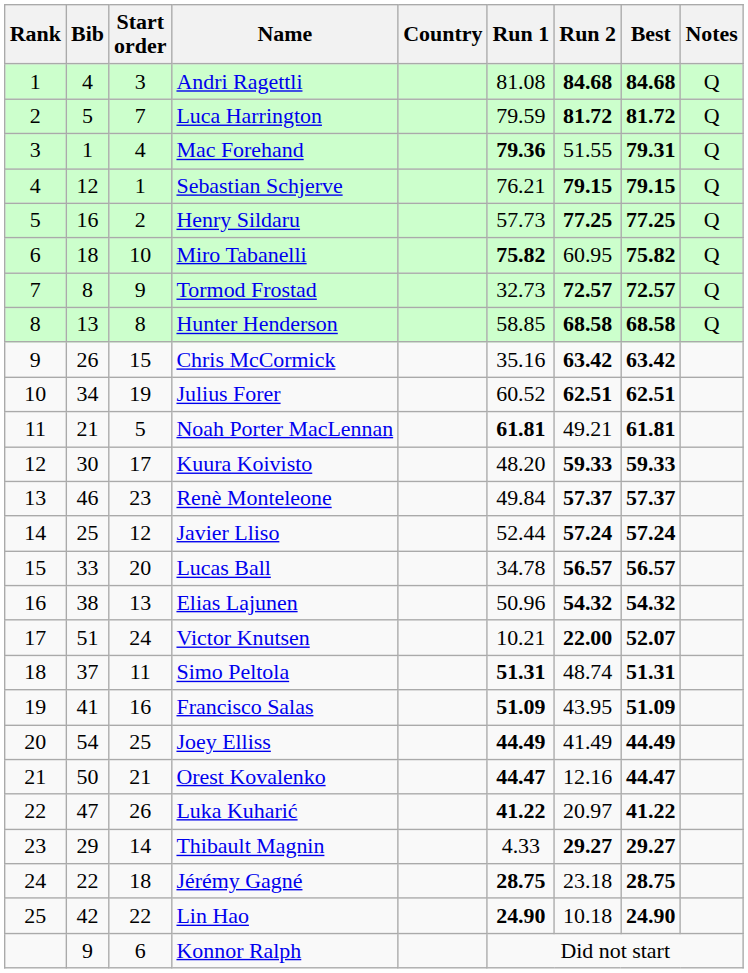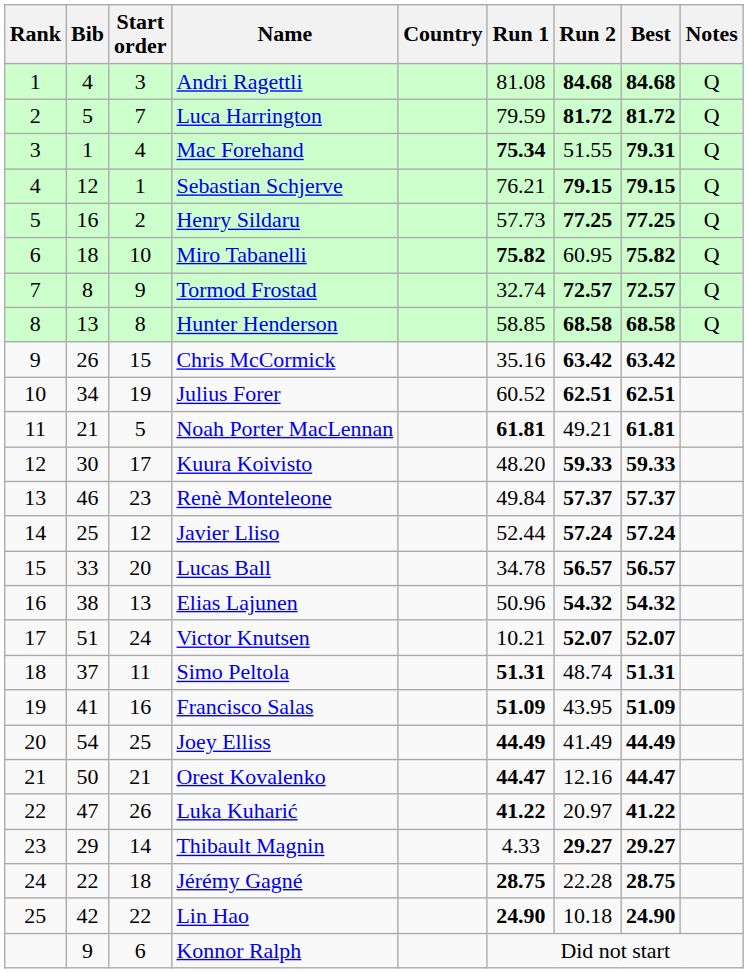(521, 150) 79.36 -> (521, 150) 75.34
(521, 289) 32.73 -> (521, 289) 32.74
(588, 637) 22.00 -> (588, 637) 52.07
(588, 880) 23.18 -> (588, 880) 22.28
